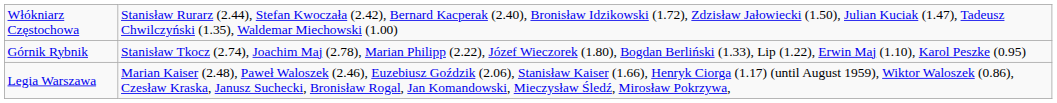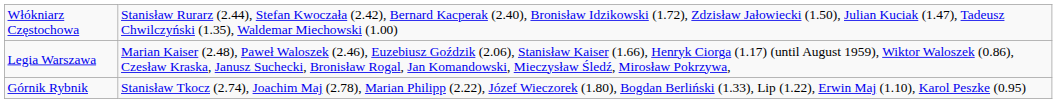rows swapped: (48, 51) <-> (52, 80)
